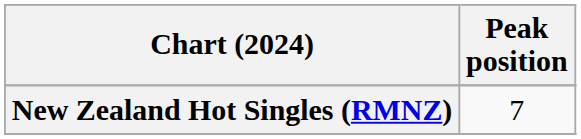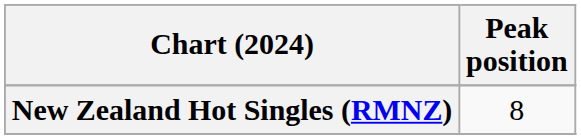(517, 109) 7 -> (517, 109) 8
